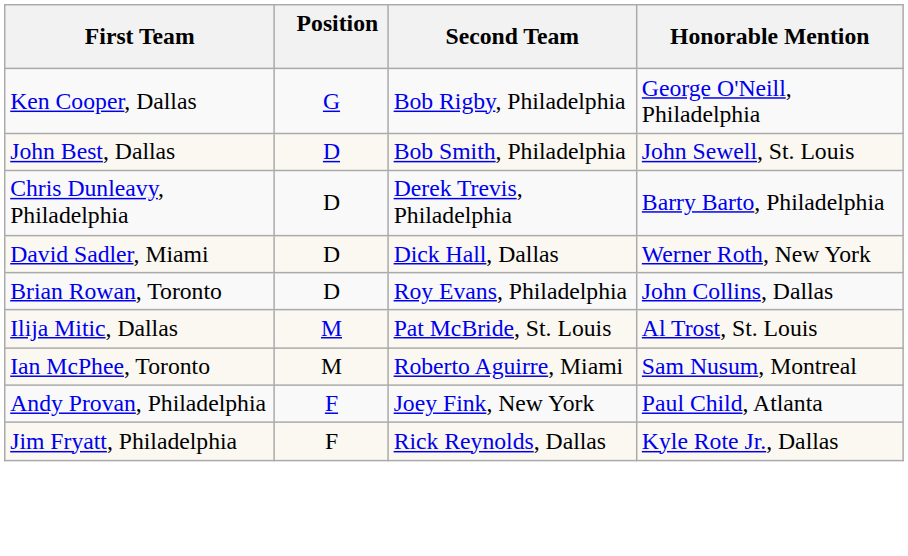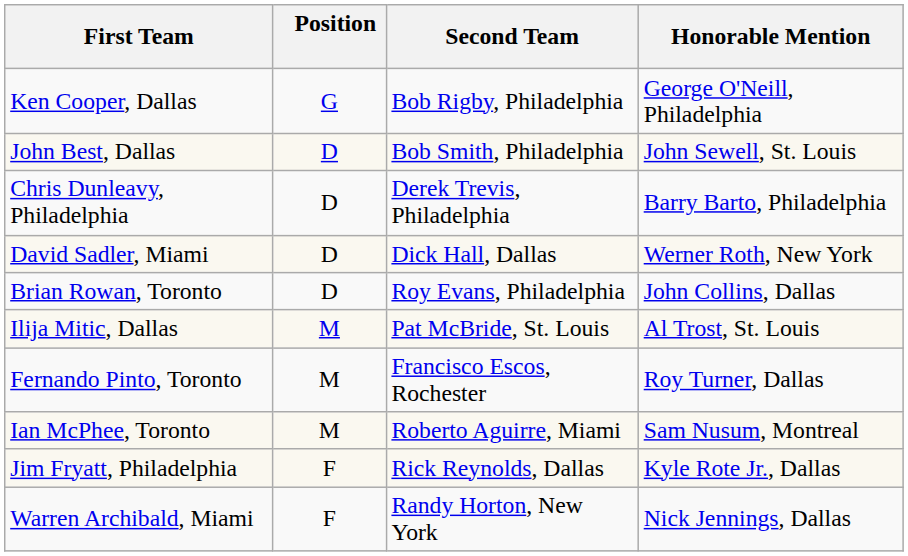+ row: (126, 379)
- row: (138, 403)
+ row: (132, 518)
